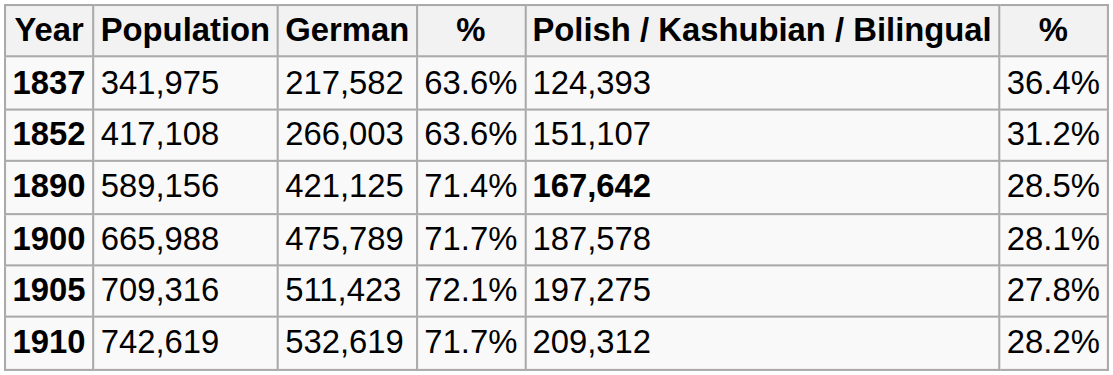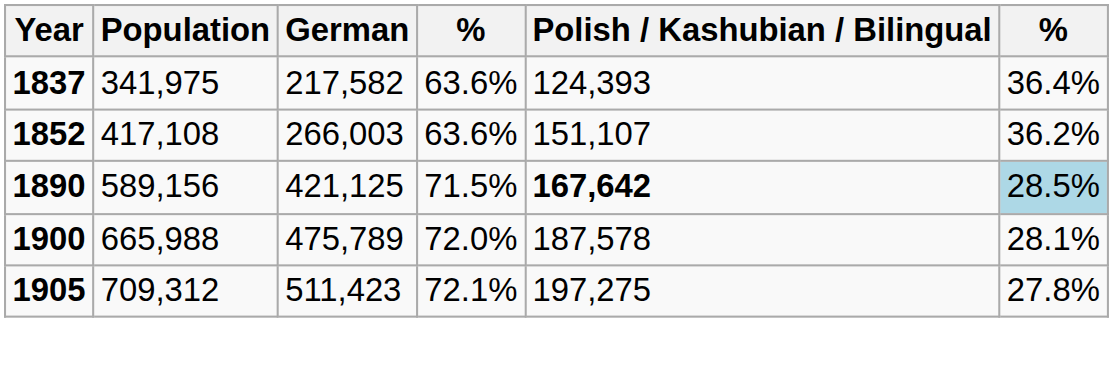(1053, 134) 31.2% -> (1053, 134) 36.2%
(471, 186) 71.4% -> (471, 186) 71.5%
(1053, 186) no background -> (1053, 186) lightblue background
(471, 238) 71.7% -> (471, 238) 72.0%
(160, 290) 709,316 -> (160, 290) 709,312
- row: (49, 342)
